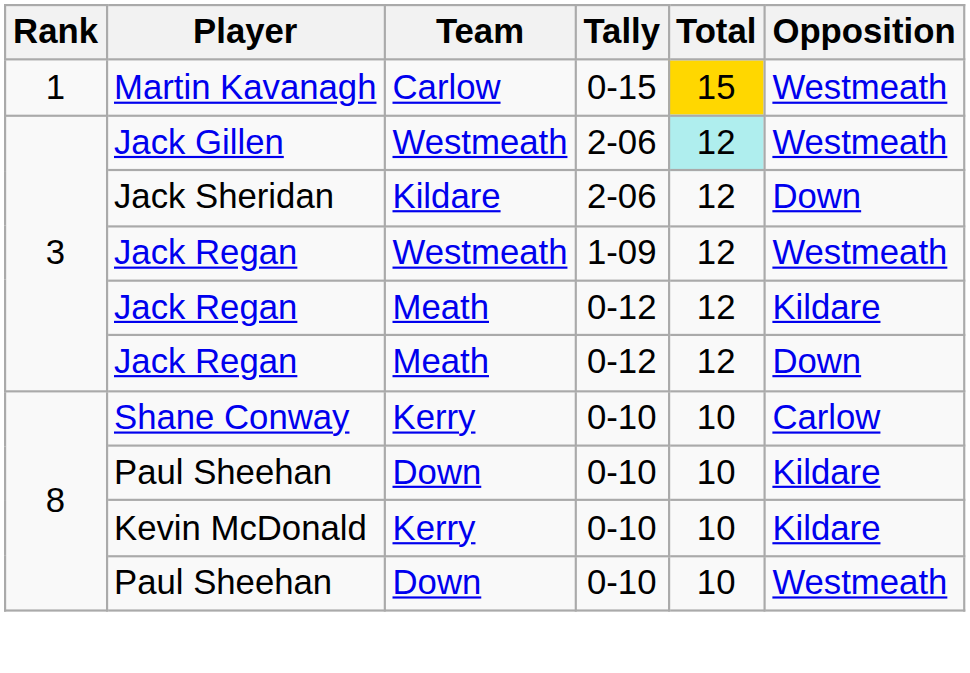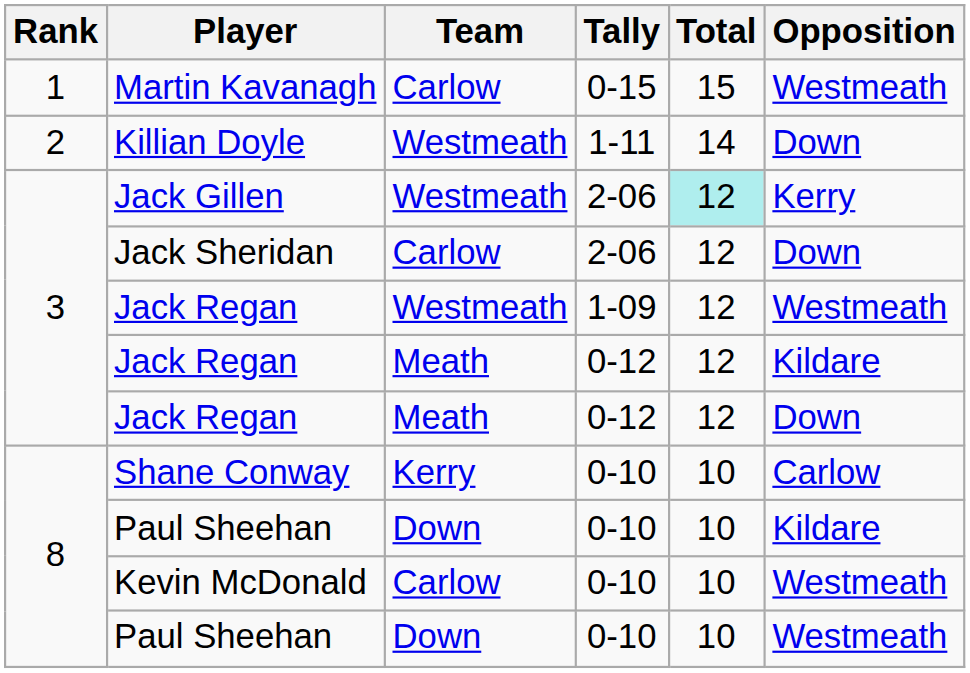(716, 87) gold background -> (716, 87) no background
+ row: (210, 142)
(860, 142) Westmeath -> (814, 197) Kerry
(447, 197) Kildare -> (447, 252) Carlow
(434, 527) Kerry -> (447, 582) Carlow
(826, 527) Kildare -> (860, 582) Westmeath
